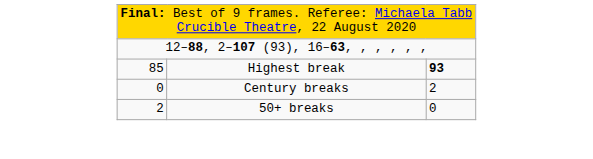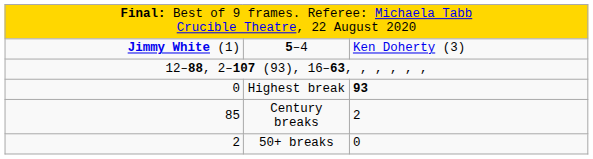+ row: (296, 49)
(156, 69) 85 -> (236, 89) 0
(160, 89) 0 -> (232, 117) 85
